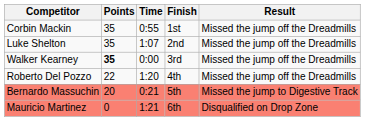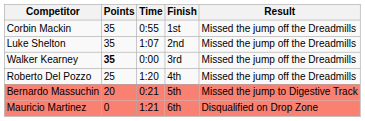(109, 76) 22 -> (109, 76) 25
